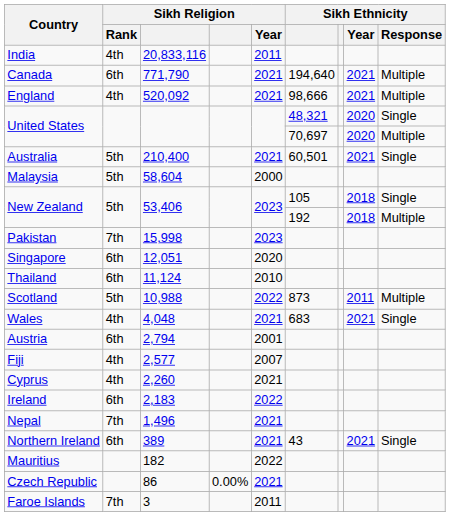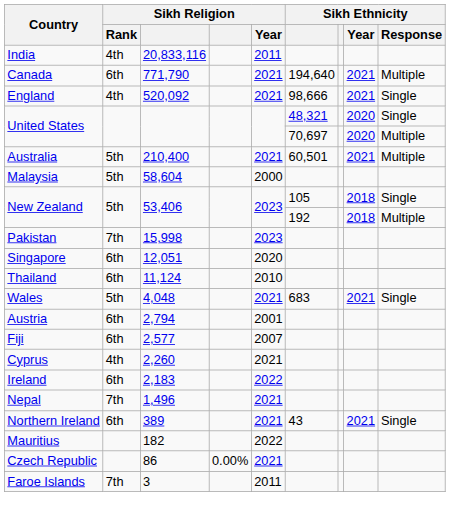(403, 95) Multiple -> (399, 95) Single
(399, 156) Single -> (403, 156) Multiple
- row: (32, 298)
(115, 319) 4th -> (115, 298) 5th
(115, 359) 4th -> (115, 339) 6th
